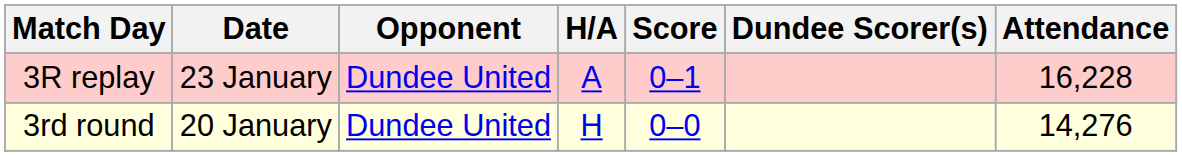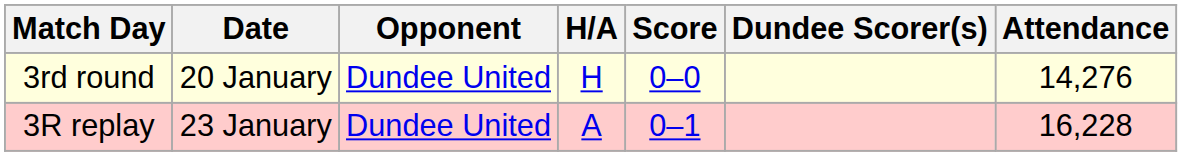rows swapped: (89, 126) <-> (89, 77)
